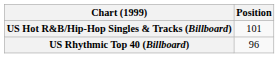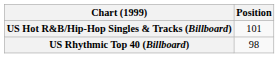(254, 45) 96 -> (254, 45) 98
